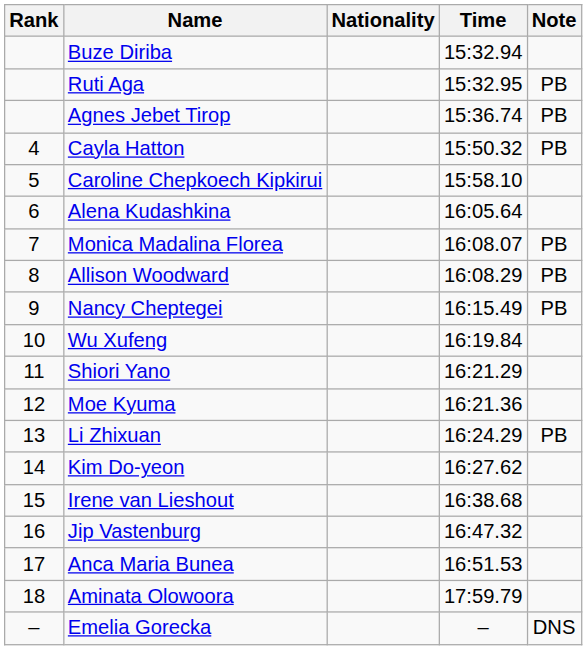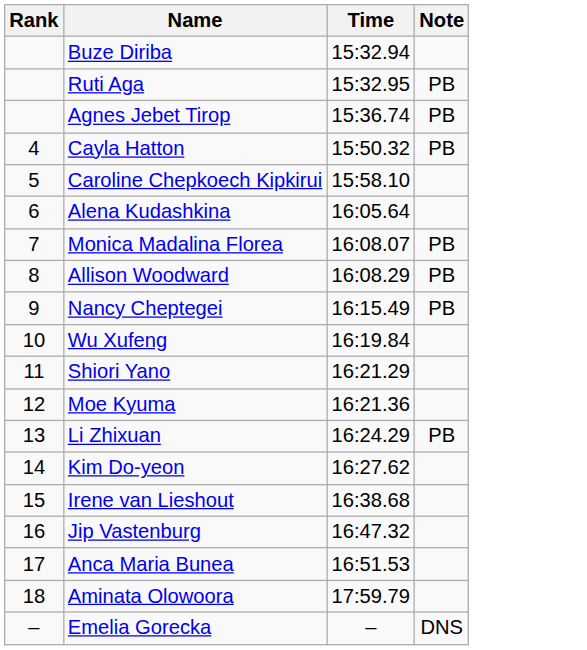- column: (383, 20)
